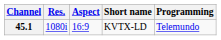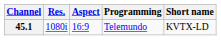columns swapped: (128, 12) <-> (185, 12)
